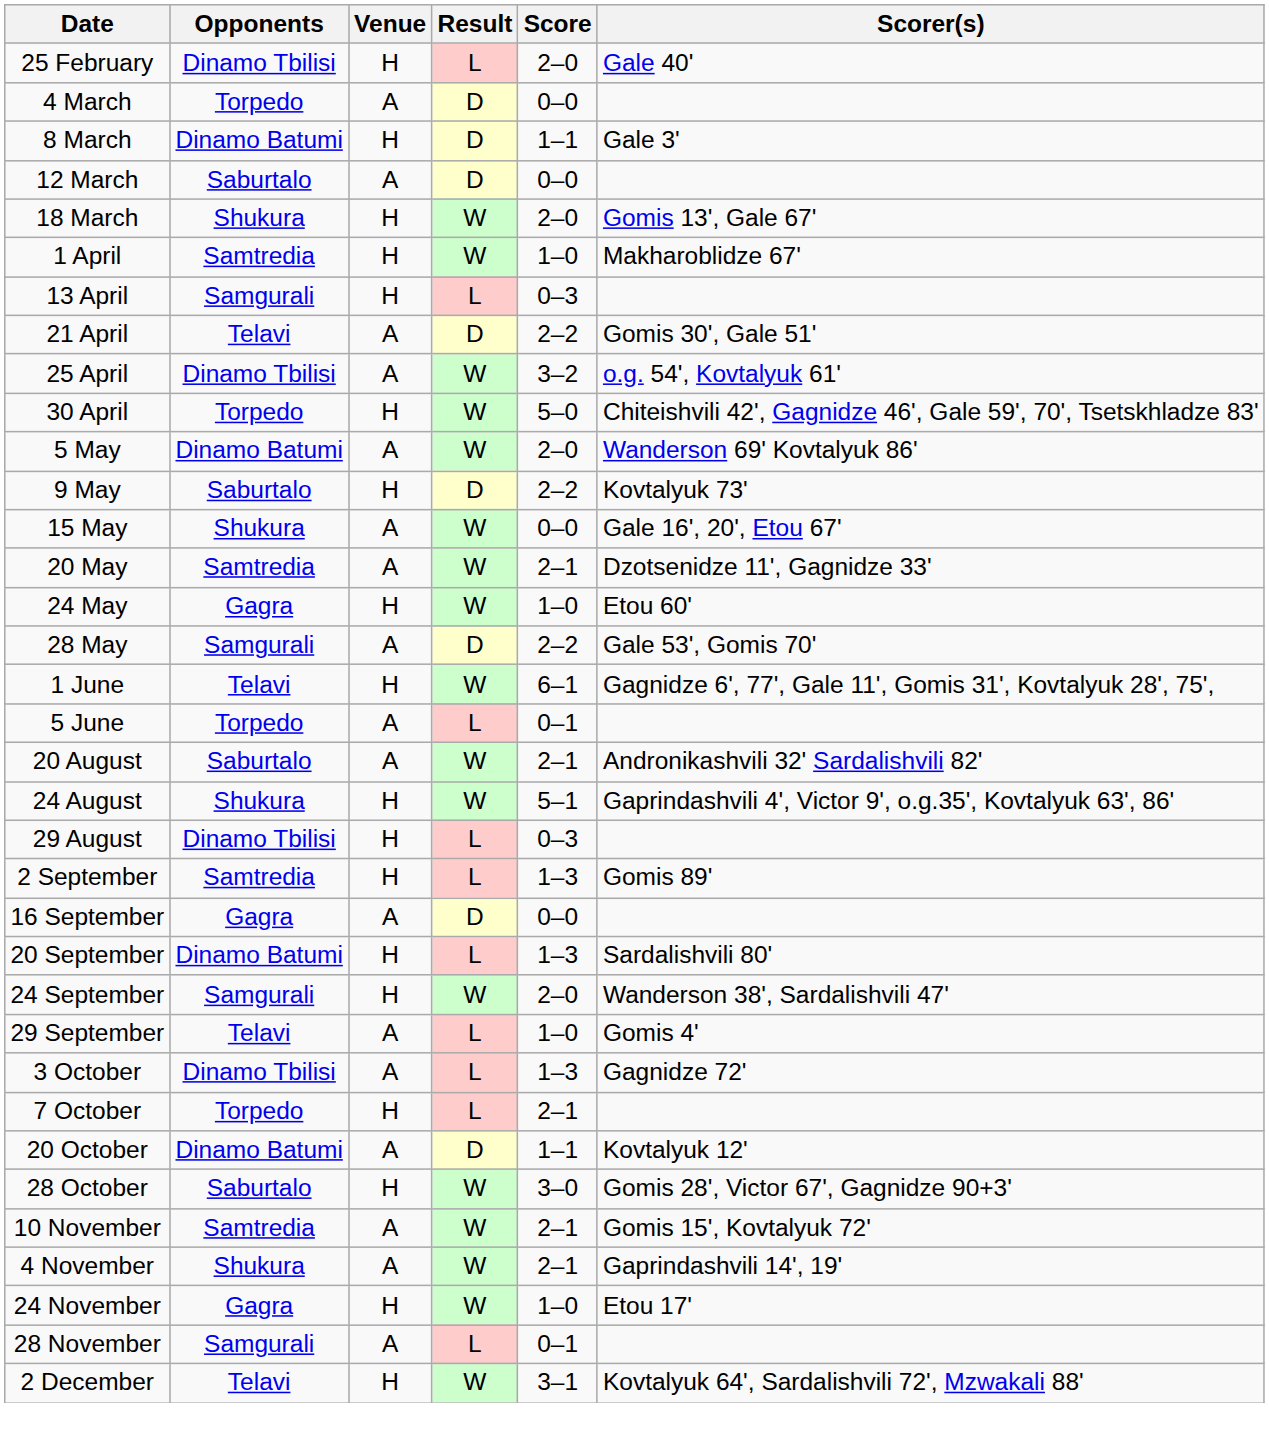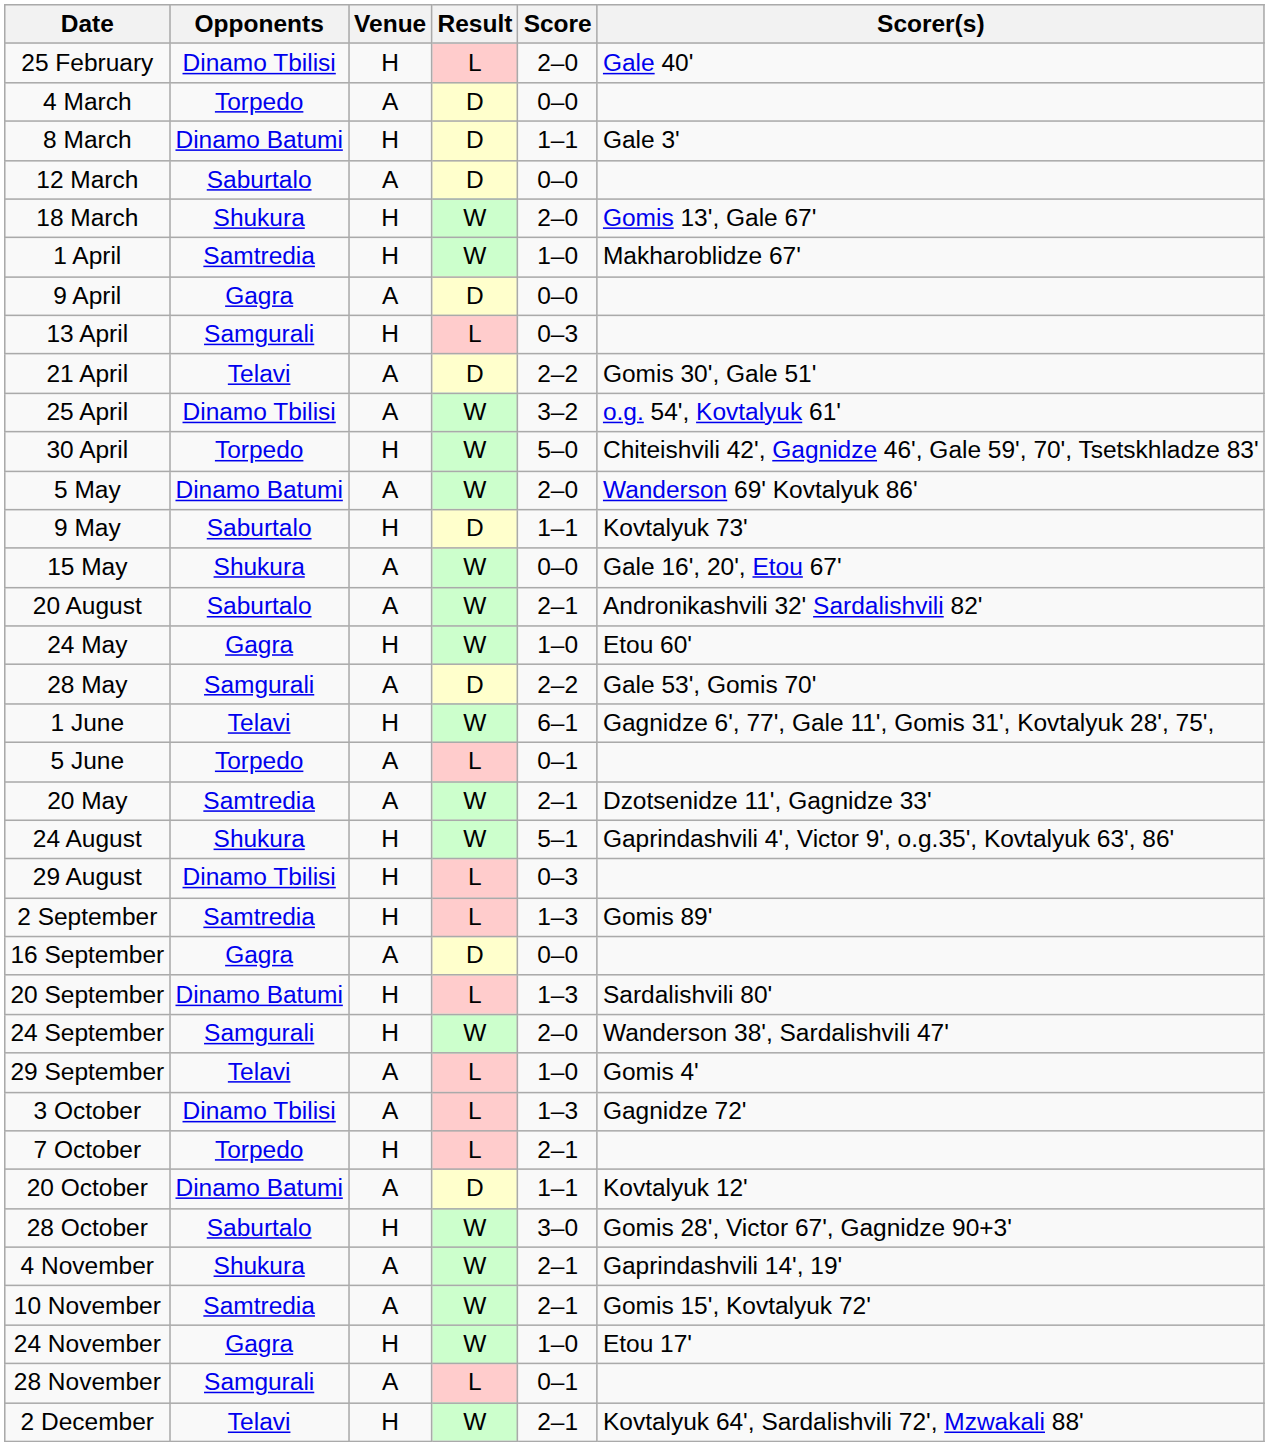+ row: (87, 295)
(558, 489) 2–2 -> (558, 528) 1–1
rows swapped: (87, 567) <-> (87, 761)
rows swapped: (87, 1266) <-> (87, 1227)
(558, 1382) 3–1 -> (558, 1421) 2–1
